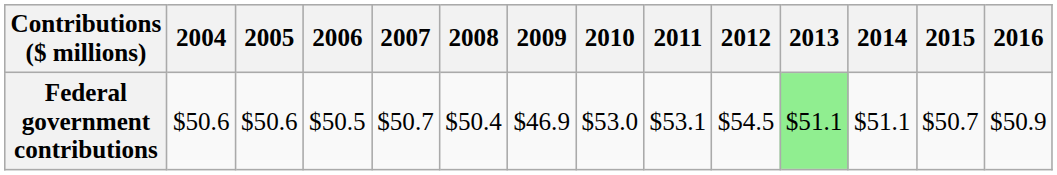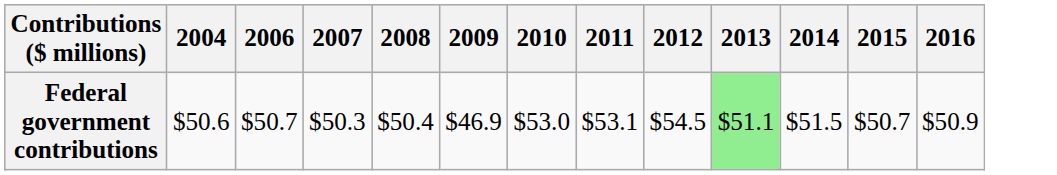- column: (269, 38)
(337, 120) $50.5 -> (269, 120) $50.7
(405, 120) $50.7 -> (337, 120) $50.3
(882, 120) $51.1 -> (814, 120) $51.5
